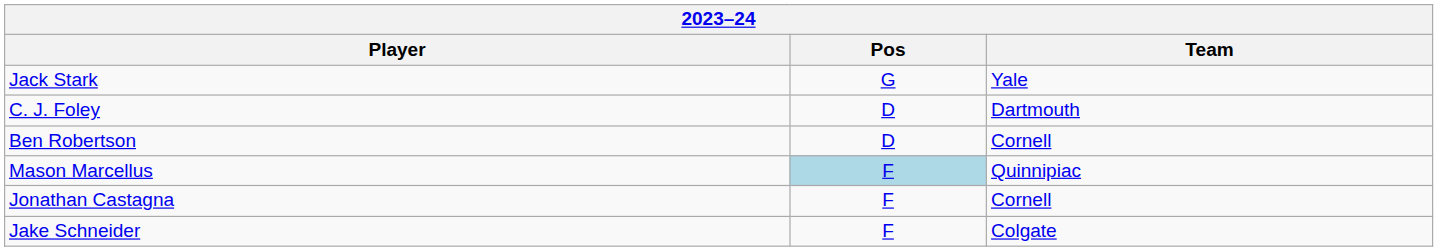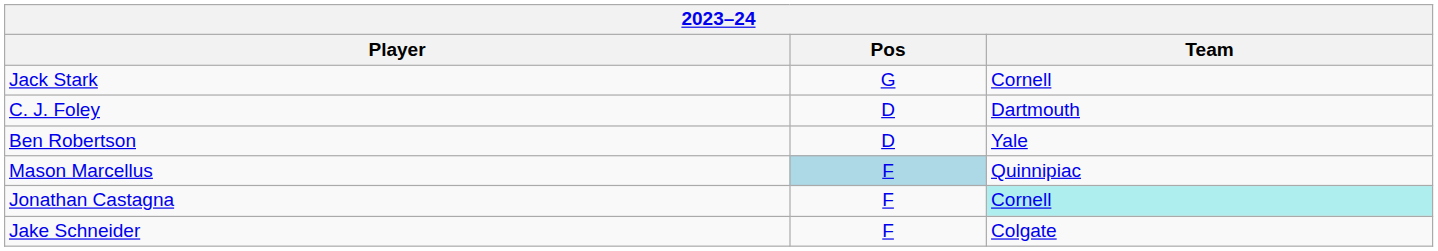(1009, 79) Yale -> (1021, 79) Cornell
(1021, 140) Cornell -> (1009, 140) Yale
(1021, 200) no background -> (1021, 200) paleturquoise background
